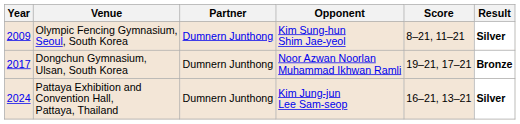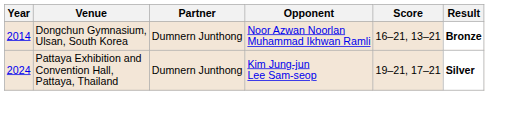- row: (107, 36)
(19, 65) 2017 -> (19, 36) 2014
(439, 65) 19–21, 17–21 -> (408, 36) 16–21, 13–21
(439, 99) 16–21, 13–21 -> (408, 71) 19–21, 17–21
